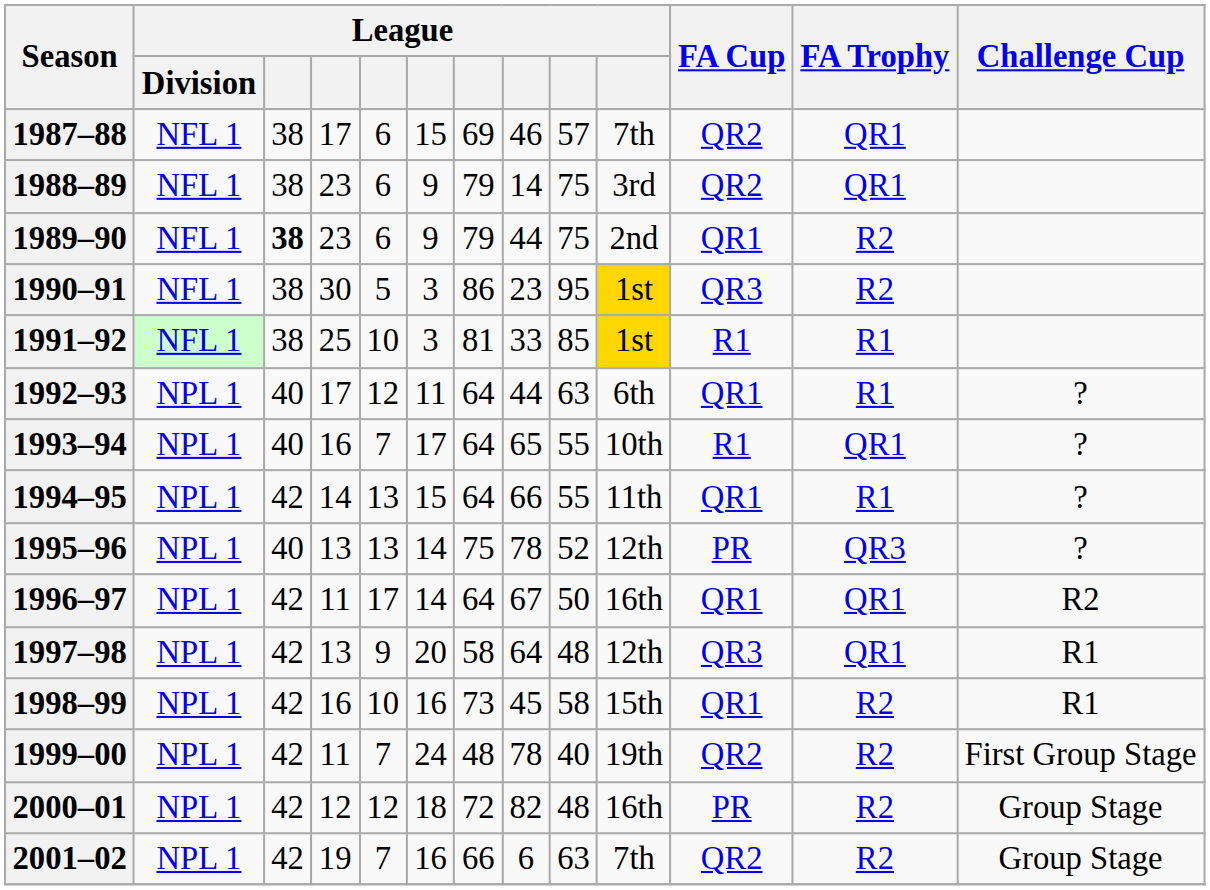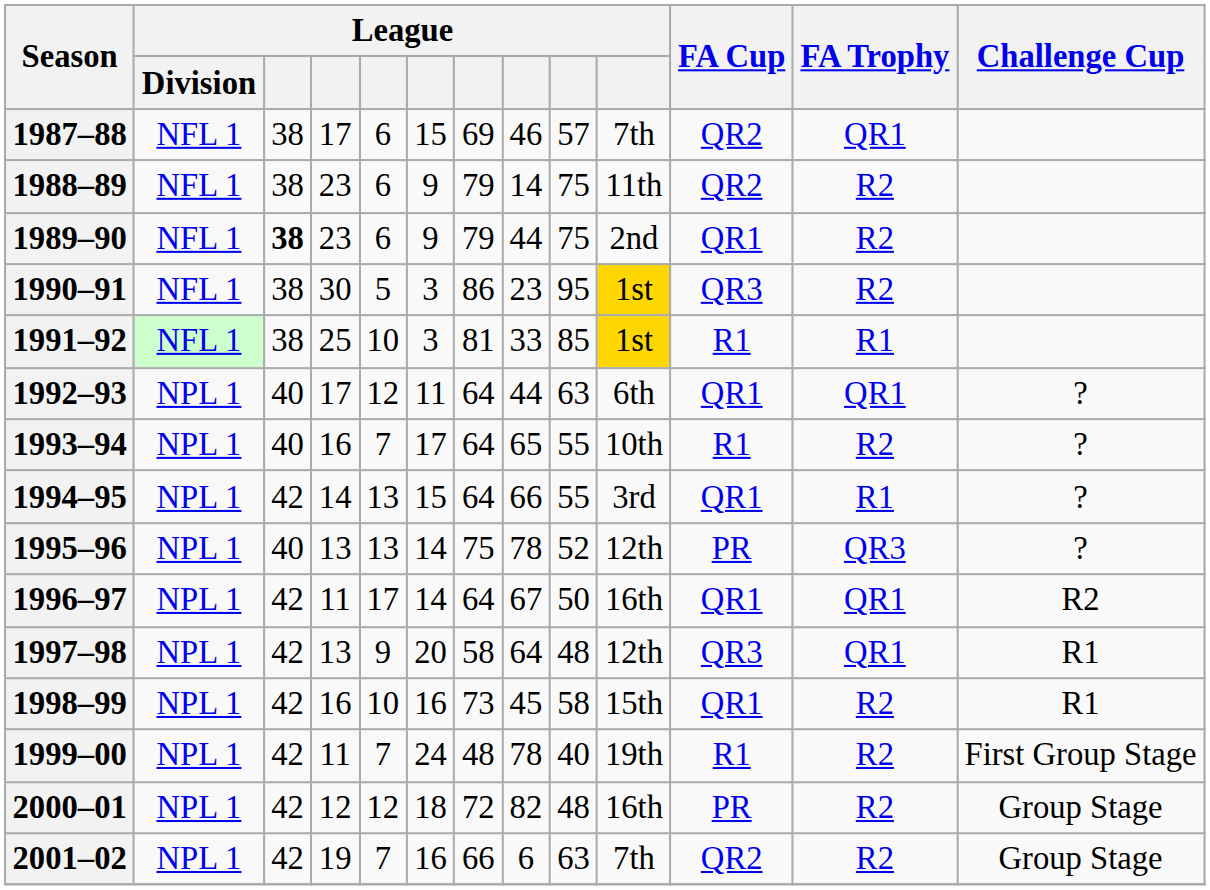(634, 185) 3rd -> (634, 185) 11th
(875, 185) QR1 -> (875, 185) R2
(875, 392) R1 -> (875, 392) QR1
(875, 444) QR1 -> (875, 444) R2
(634, 496) 11th -> (634, 496) 3rd
(732, 755) QR2 -> (732, 755) R1
